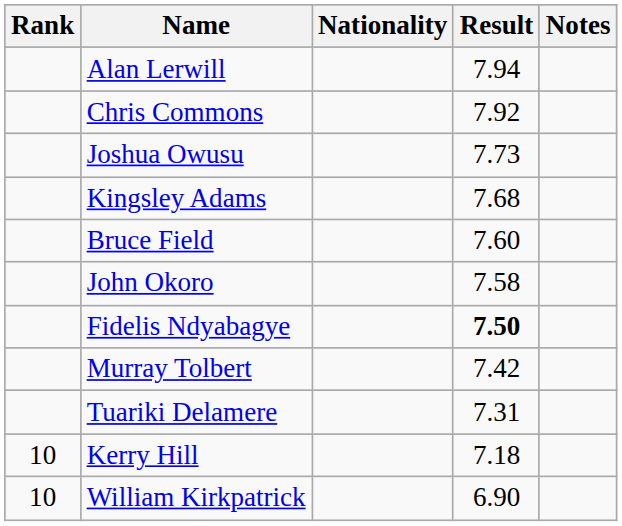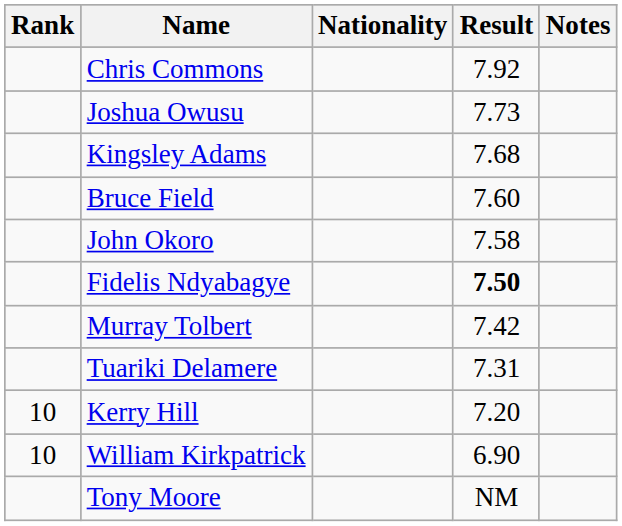- row: (156, 68)
(497, 454) 7.18 -> (497, 411) 7.20
+ row: (154, 497)
